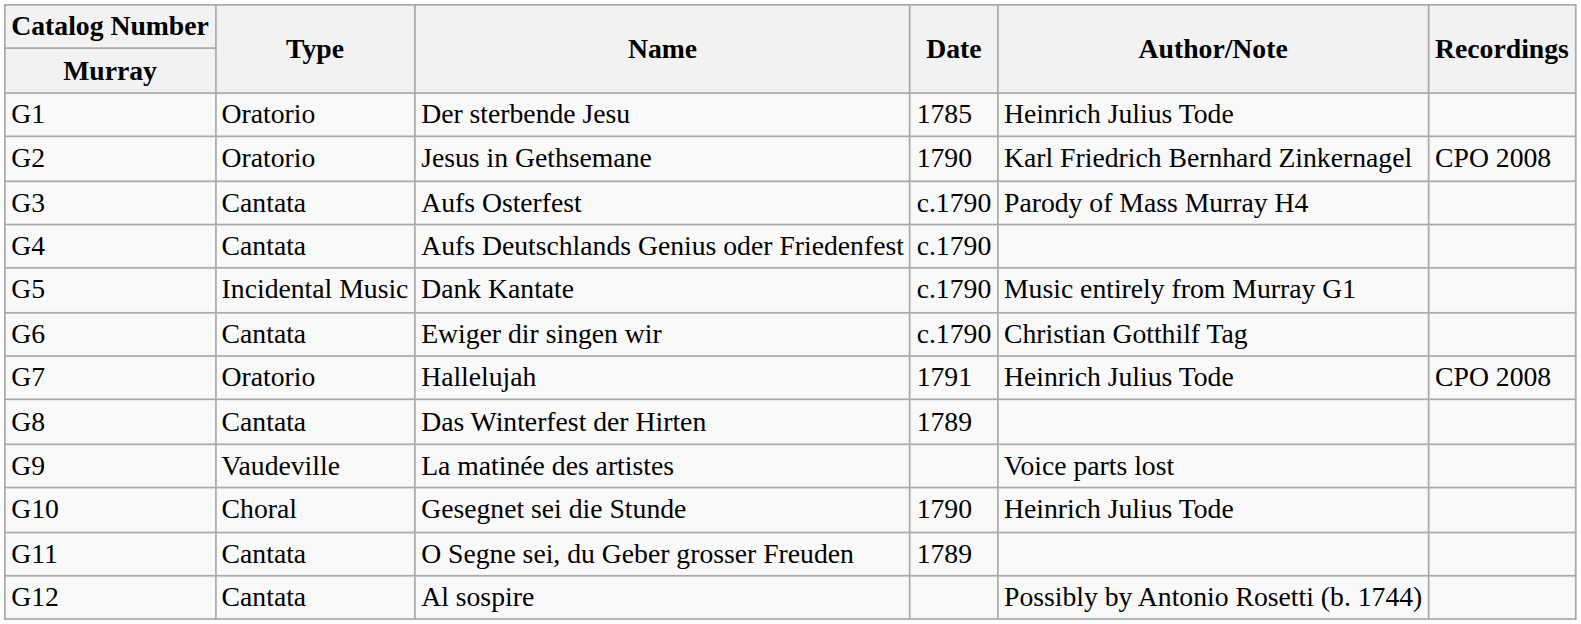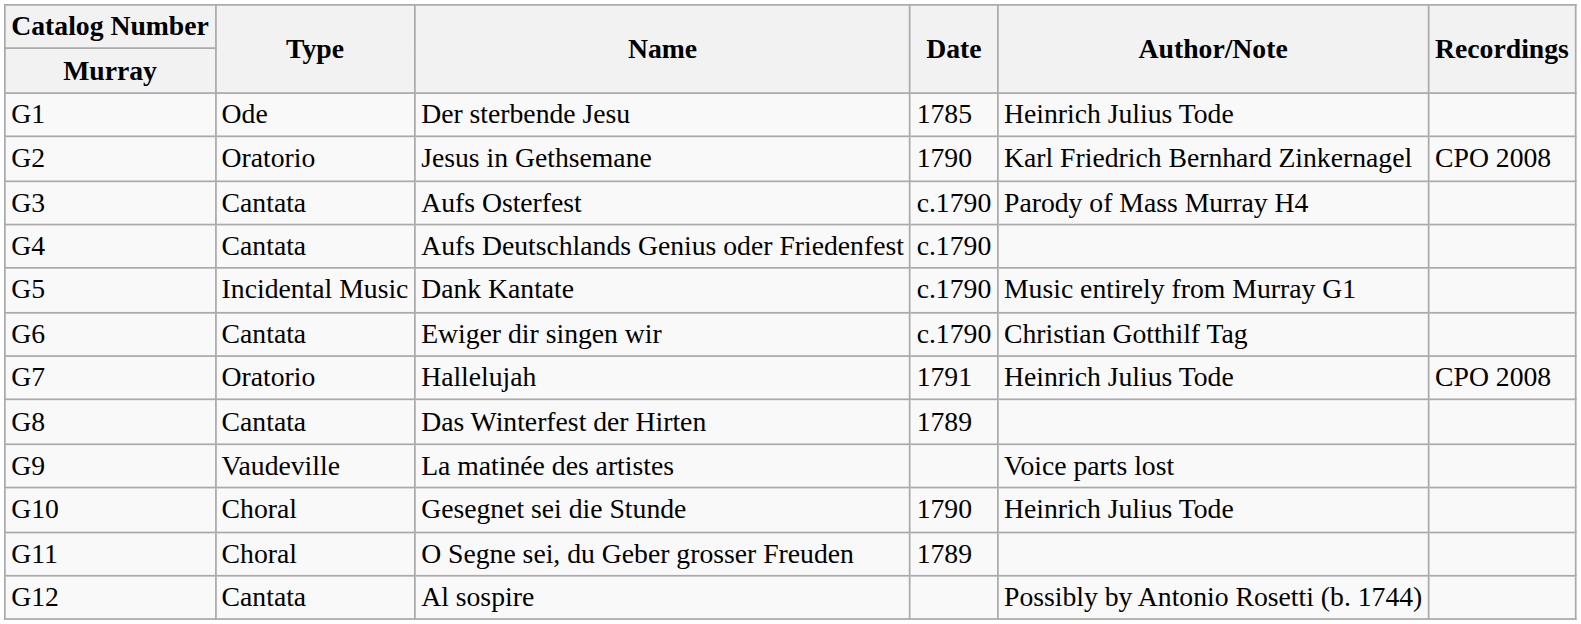(268, 114) Oratorio -> (245, 114) Ode
(264, 553) Cantata -> (259, 553) Choral
